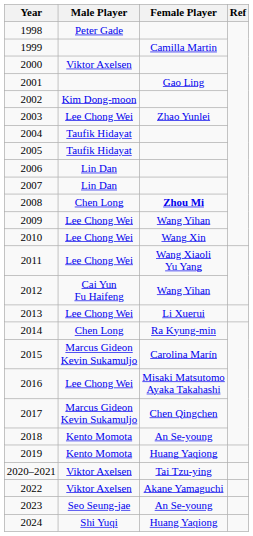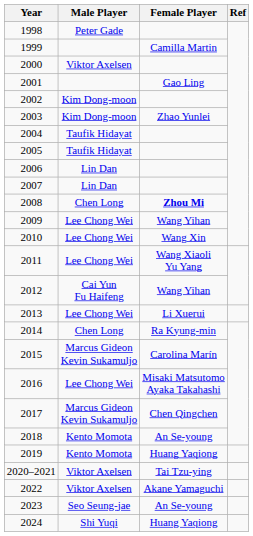(99, 116) Lee Chong Wei -> (99, 116) Kim Dong-moon
